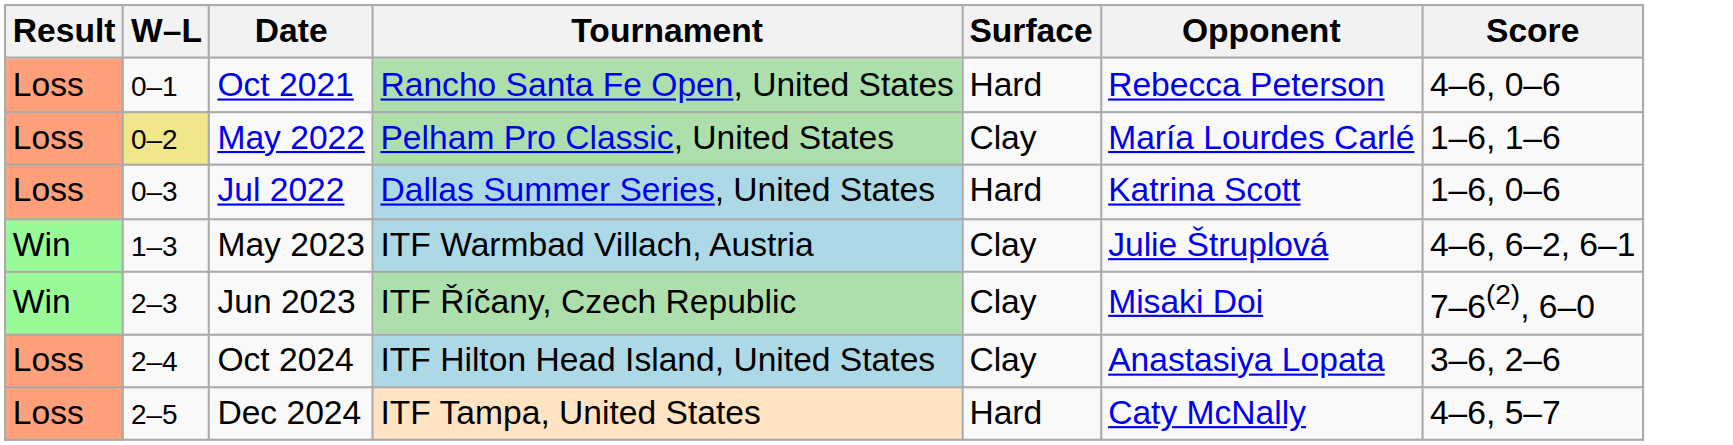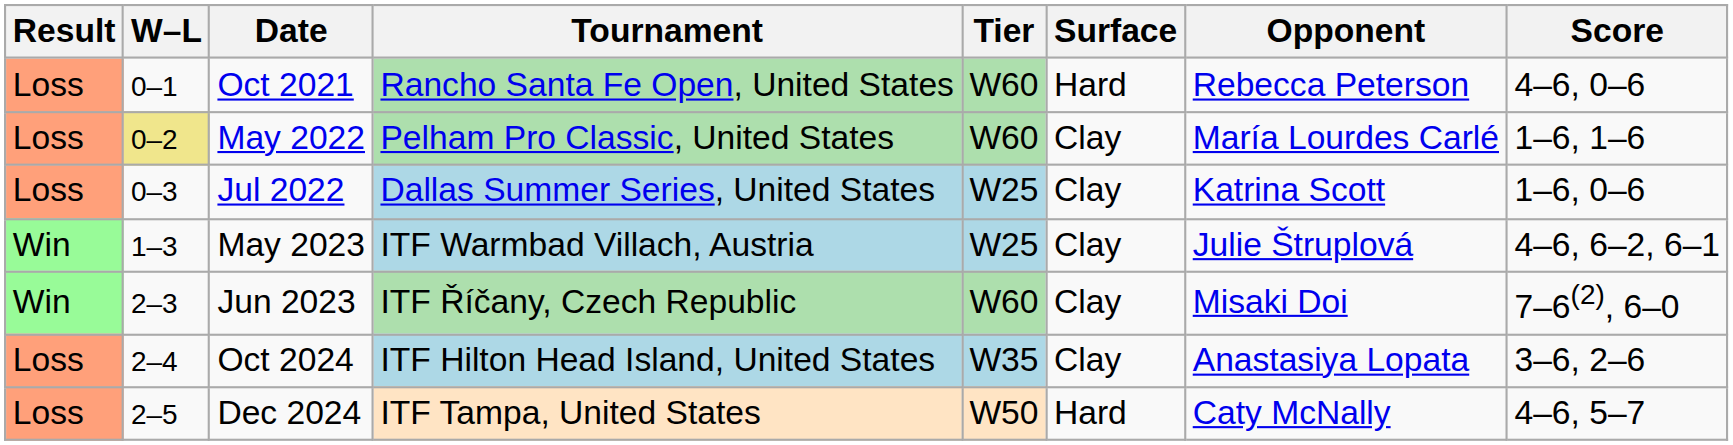+ column: (1004, 31)
(1006, 191) Hard -> (1088, 191) Clay
